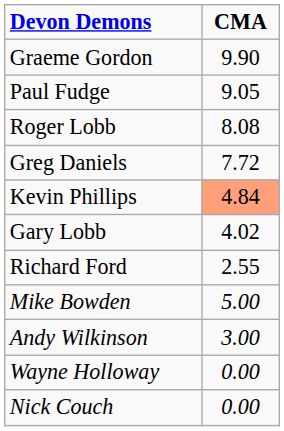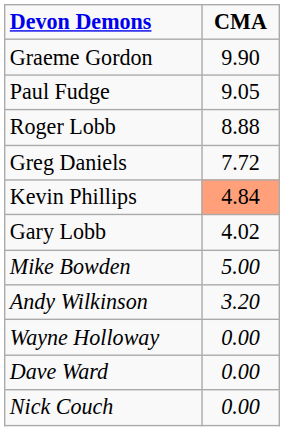(240, 127) 8.08 -> (240, 127) 8.88
- row: (68, 267)
(240, 337) 3.00 -> (240, 302) 3.20
+ row: (59, 372)
